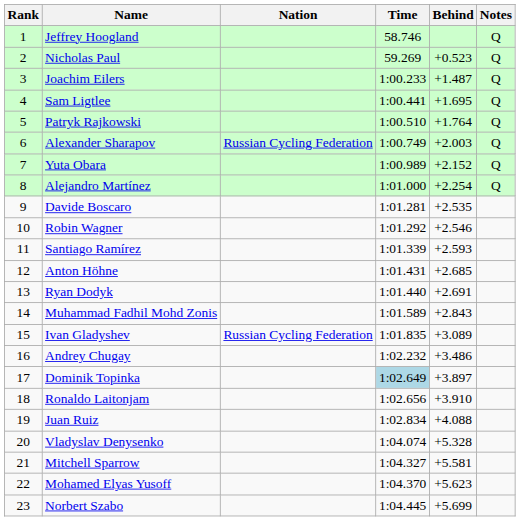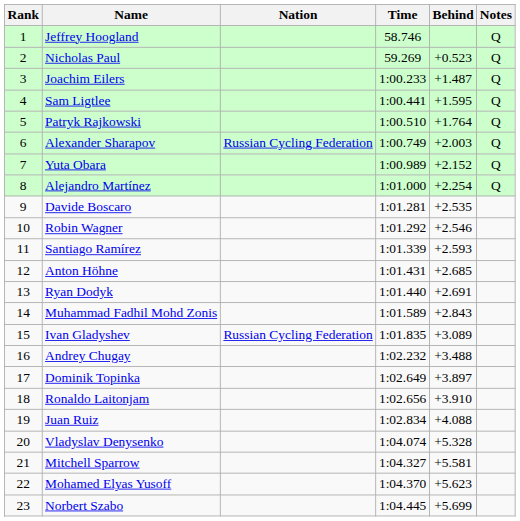(453, 100) +1.695 -> (453, 100) +1.595
(453, 356) +3.486 -> (453, 356) +3.488
(403, 377) lightblue background -> (403, 377) no background
